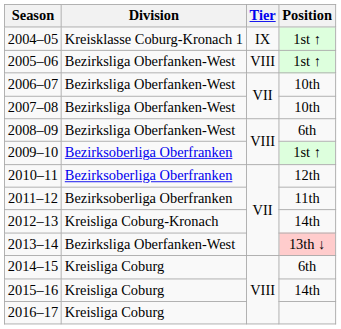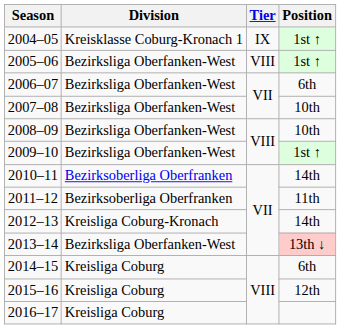(307, 84) 10th -> (307, 84) 6th
(307, 130) 6th -> (307, 130) 10th
(149, 152) Bezirksoberliga Oberfranken -> (150, 152) Bezirksliga Oberfanken-West
(307, 175) 12th -> (307, 175) 14th
(307, 289) 14th -> (307, 289) 12th
